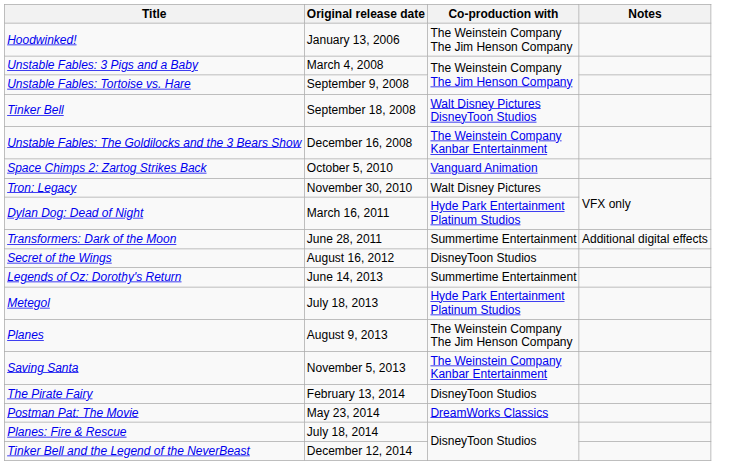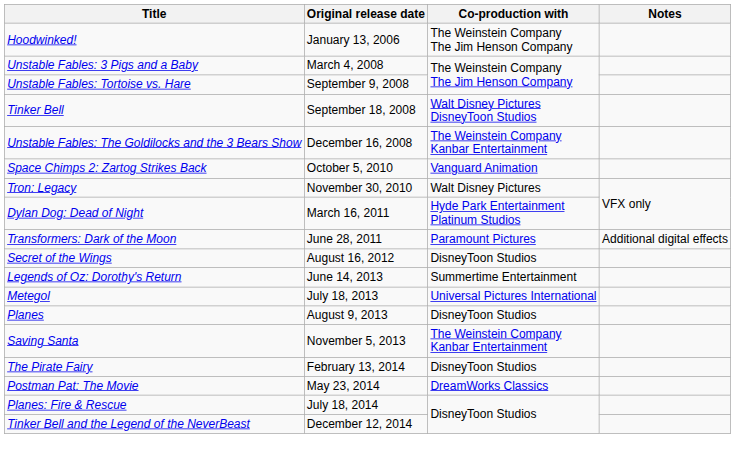(503, 239) Summertime Entertainment -> (483, 239) Paramount Pictures
(497, 303) Hyde Park Entertainment Platinum Studios -> (513, 296) Universal Pictures International
(501, 335) The Weinstein Company The Jim Henson Company -> (483, 315) DisneyToon Studios
